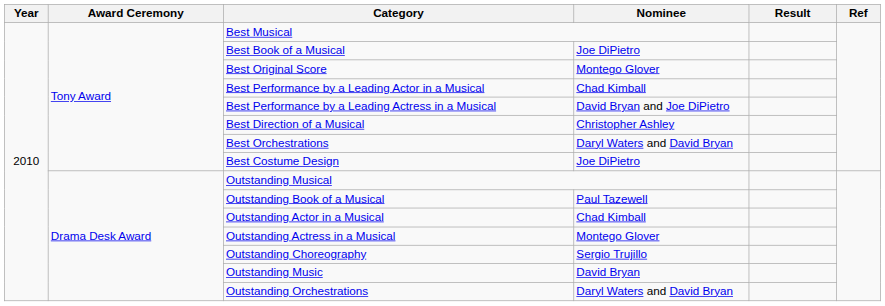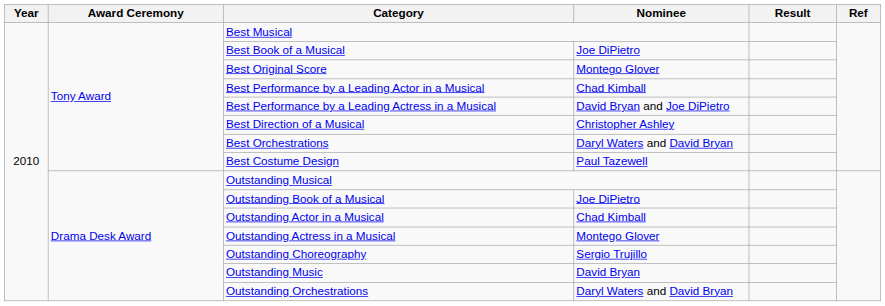(608, 161) Joe DiPietro -> (612, 161) Paul Tazewell
(612, 198) Paul Tazewell -> (608, 198) Joe DiPietro
